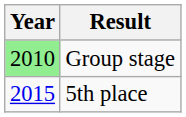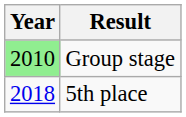(32, 93) 2015 -> (32, 93) 2018
